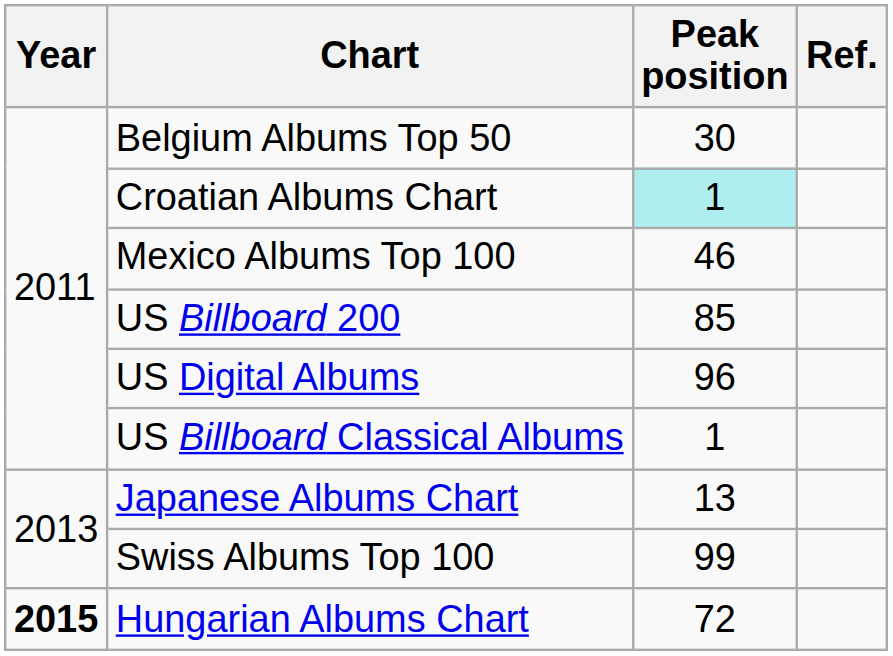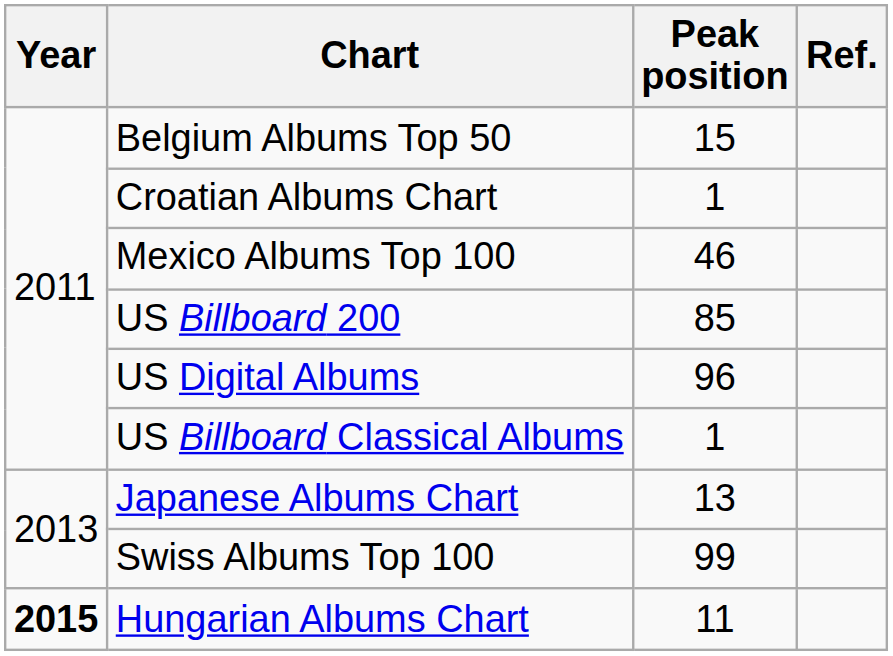(715, 137) 30 -> (715, 137) 15
(715, 197) paleturquoise background -> (715, 197) no background
(715, 618) 72 -> (715, 618) 11
